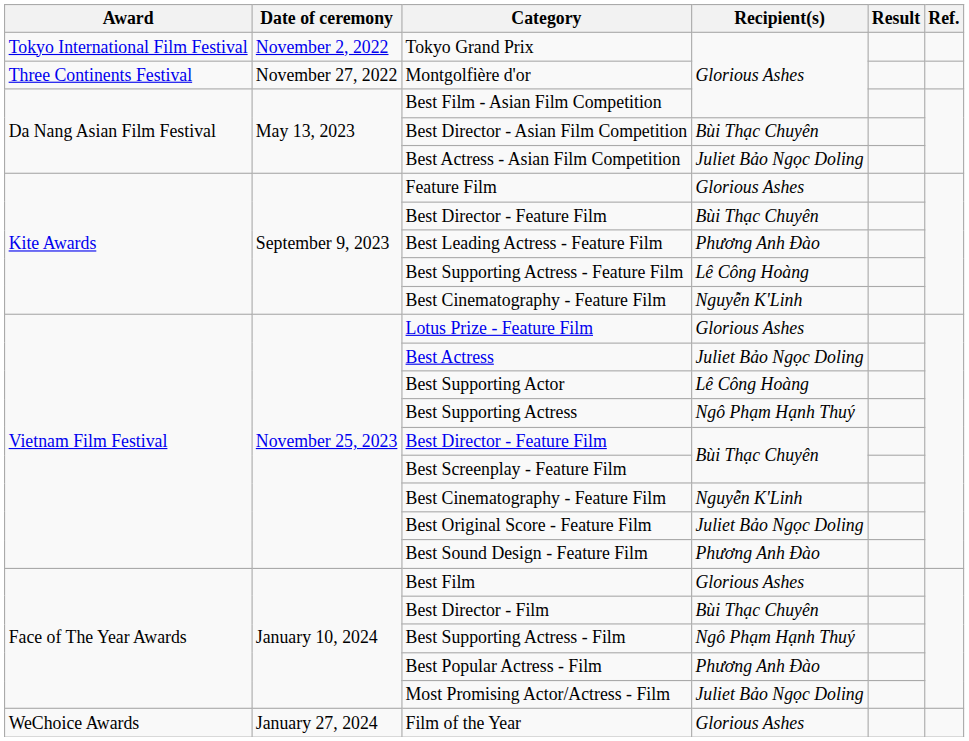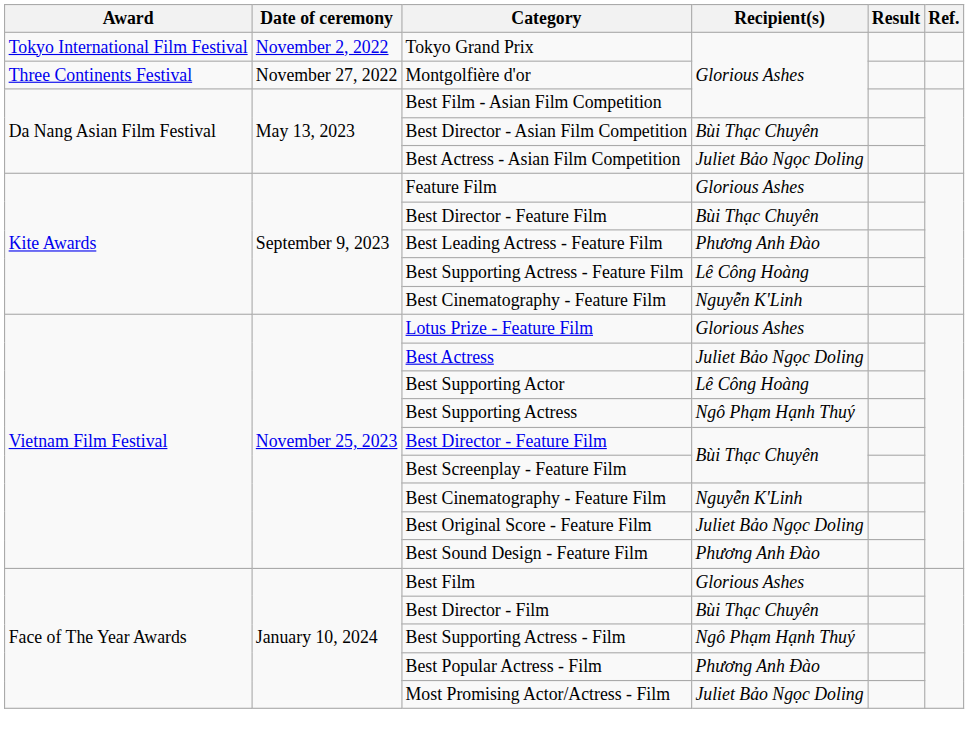- row: (74, 722)
